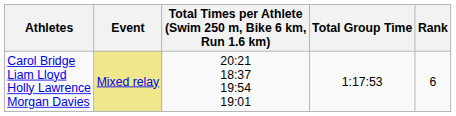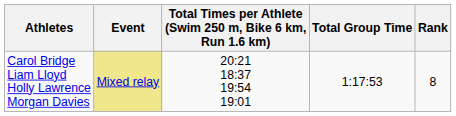(433, 81) 6 -> (433, 81) 8
